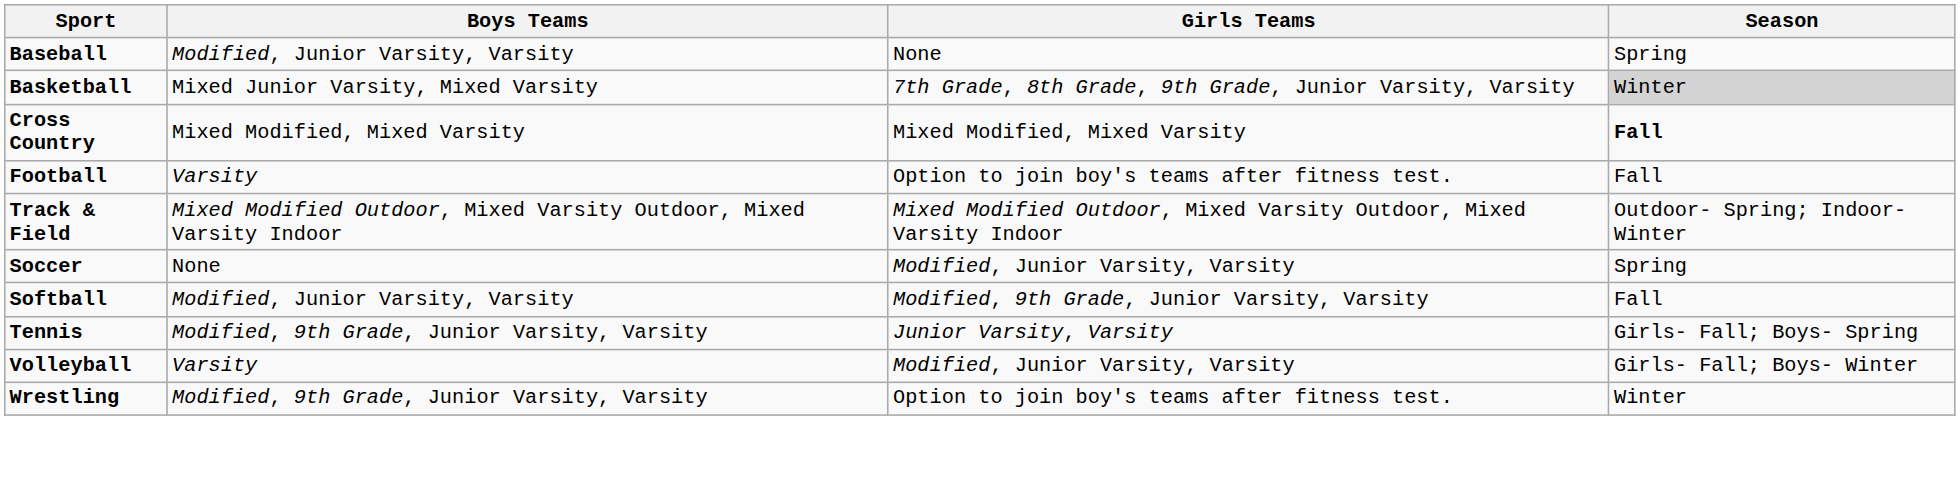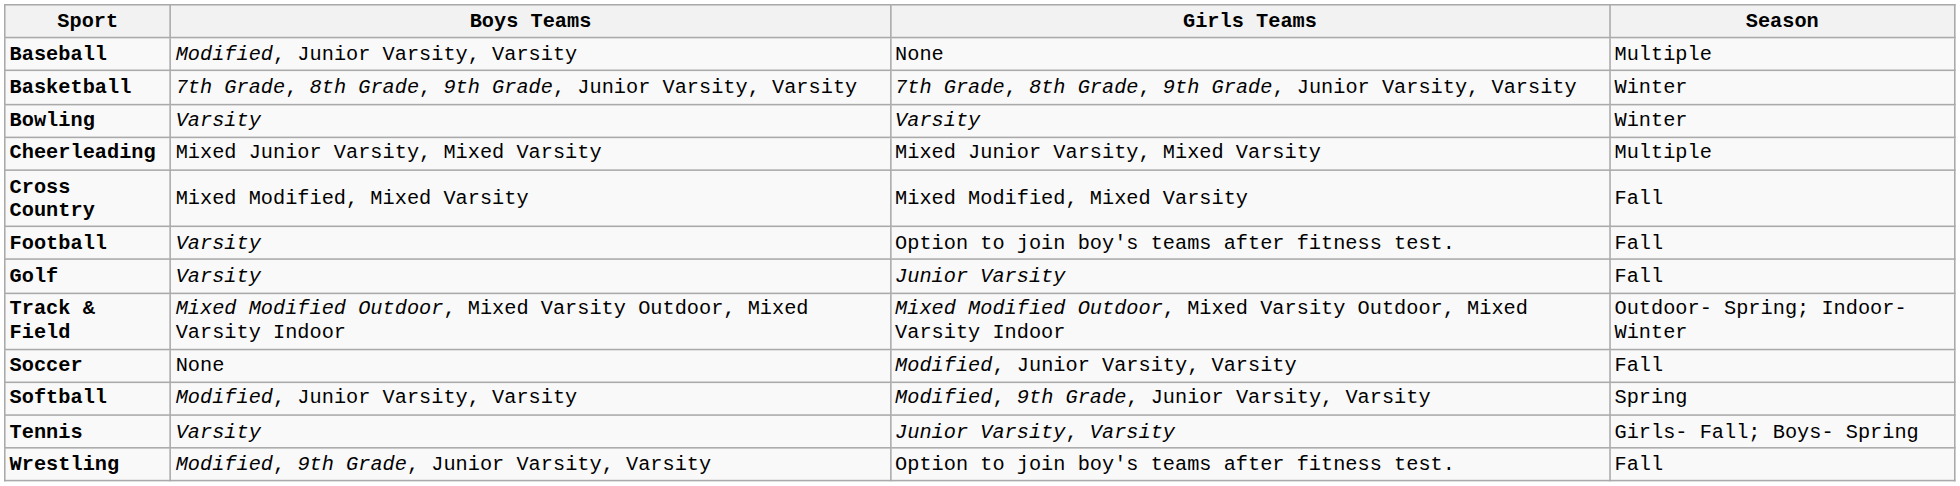(1650, 54) Spring -> (1663, 54) Multiple
(385, 87) Mixed Junior Varsity, Mixed Varsity -> (516, 87) 7th Grade, 8th Grade, 9th Grade, Junior Varsity, Varsity
(1650, 87) lightgrey background -> (1651, 87) no background
+ row: (52, 120)
+ row: (83, 154)
(1638, 132) bold -> (1639, 198) normal
+ row: (34, 276)
(1650, 266) Spring -> (1639, 366) Fall
(1638, 299) Fall -> (1651, 399) Spring
(440, 333) Modified, 9th Grade, Junior Varsity, Varsity -> (218, 432) Varsity
- row: (70, 366)
(1650, 399) Winter -> (1639, 465) Fall
